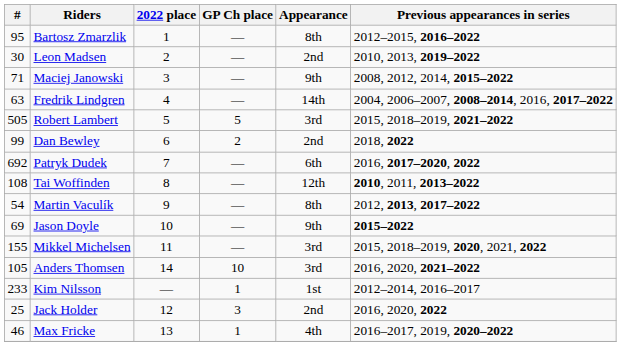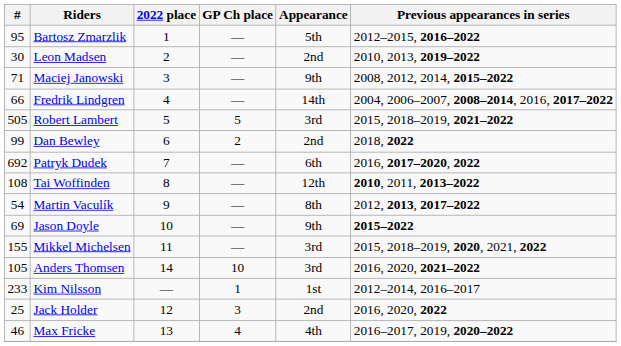(313, 36) 8th -> (313, 36) 5th
(17, 99) 63 -> (17, 99) 66
(238, 330) 1 -> (238, 330) 4
